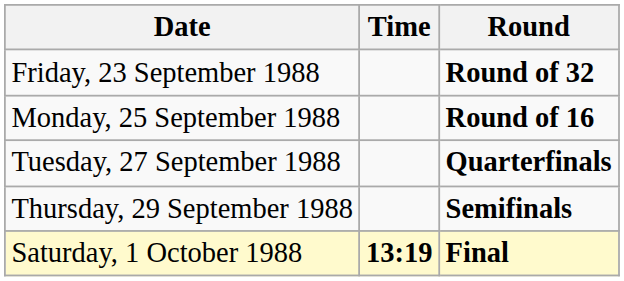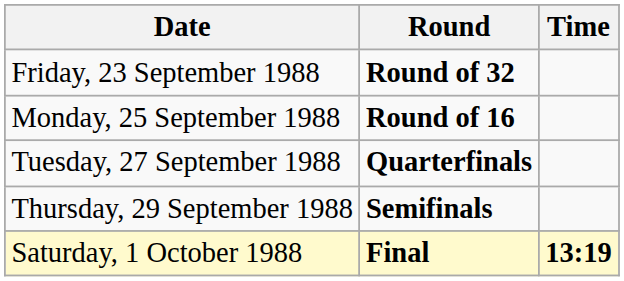columns swapped: (399, 27) <-> (529, 27)
